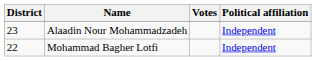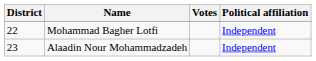rows swapped: (102, 47) <-> (117, 30)
